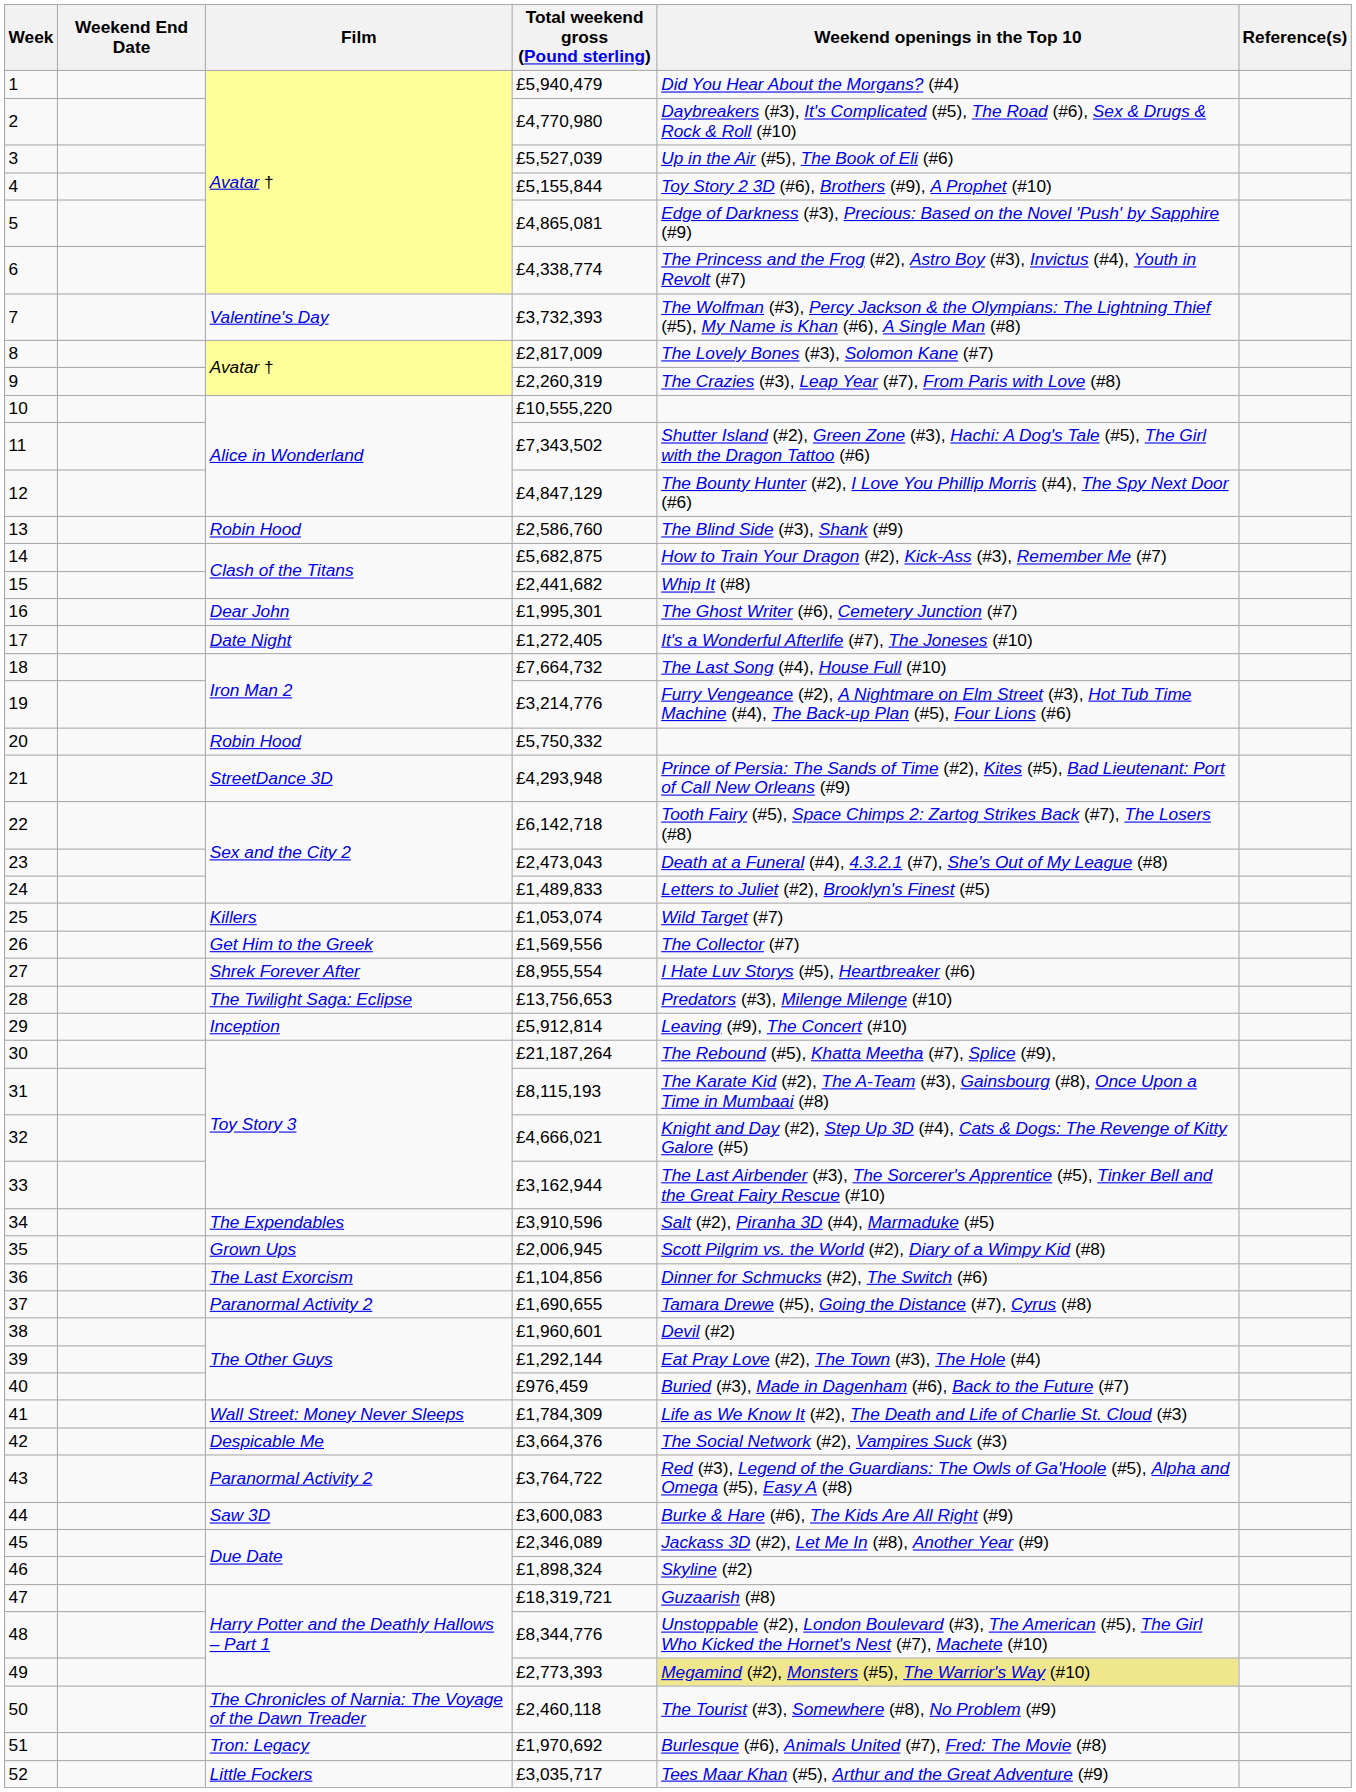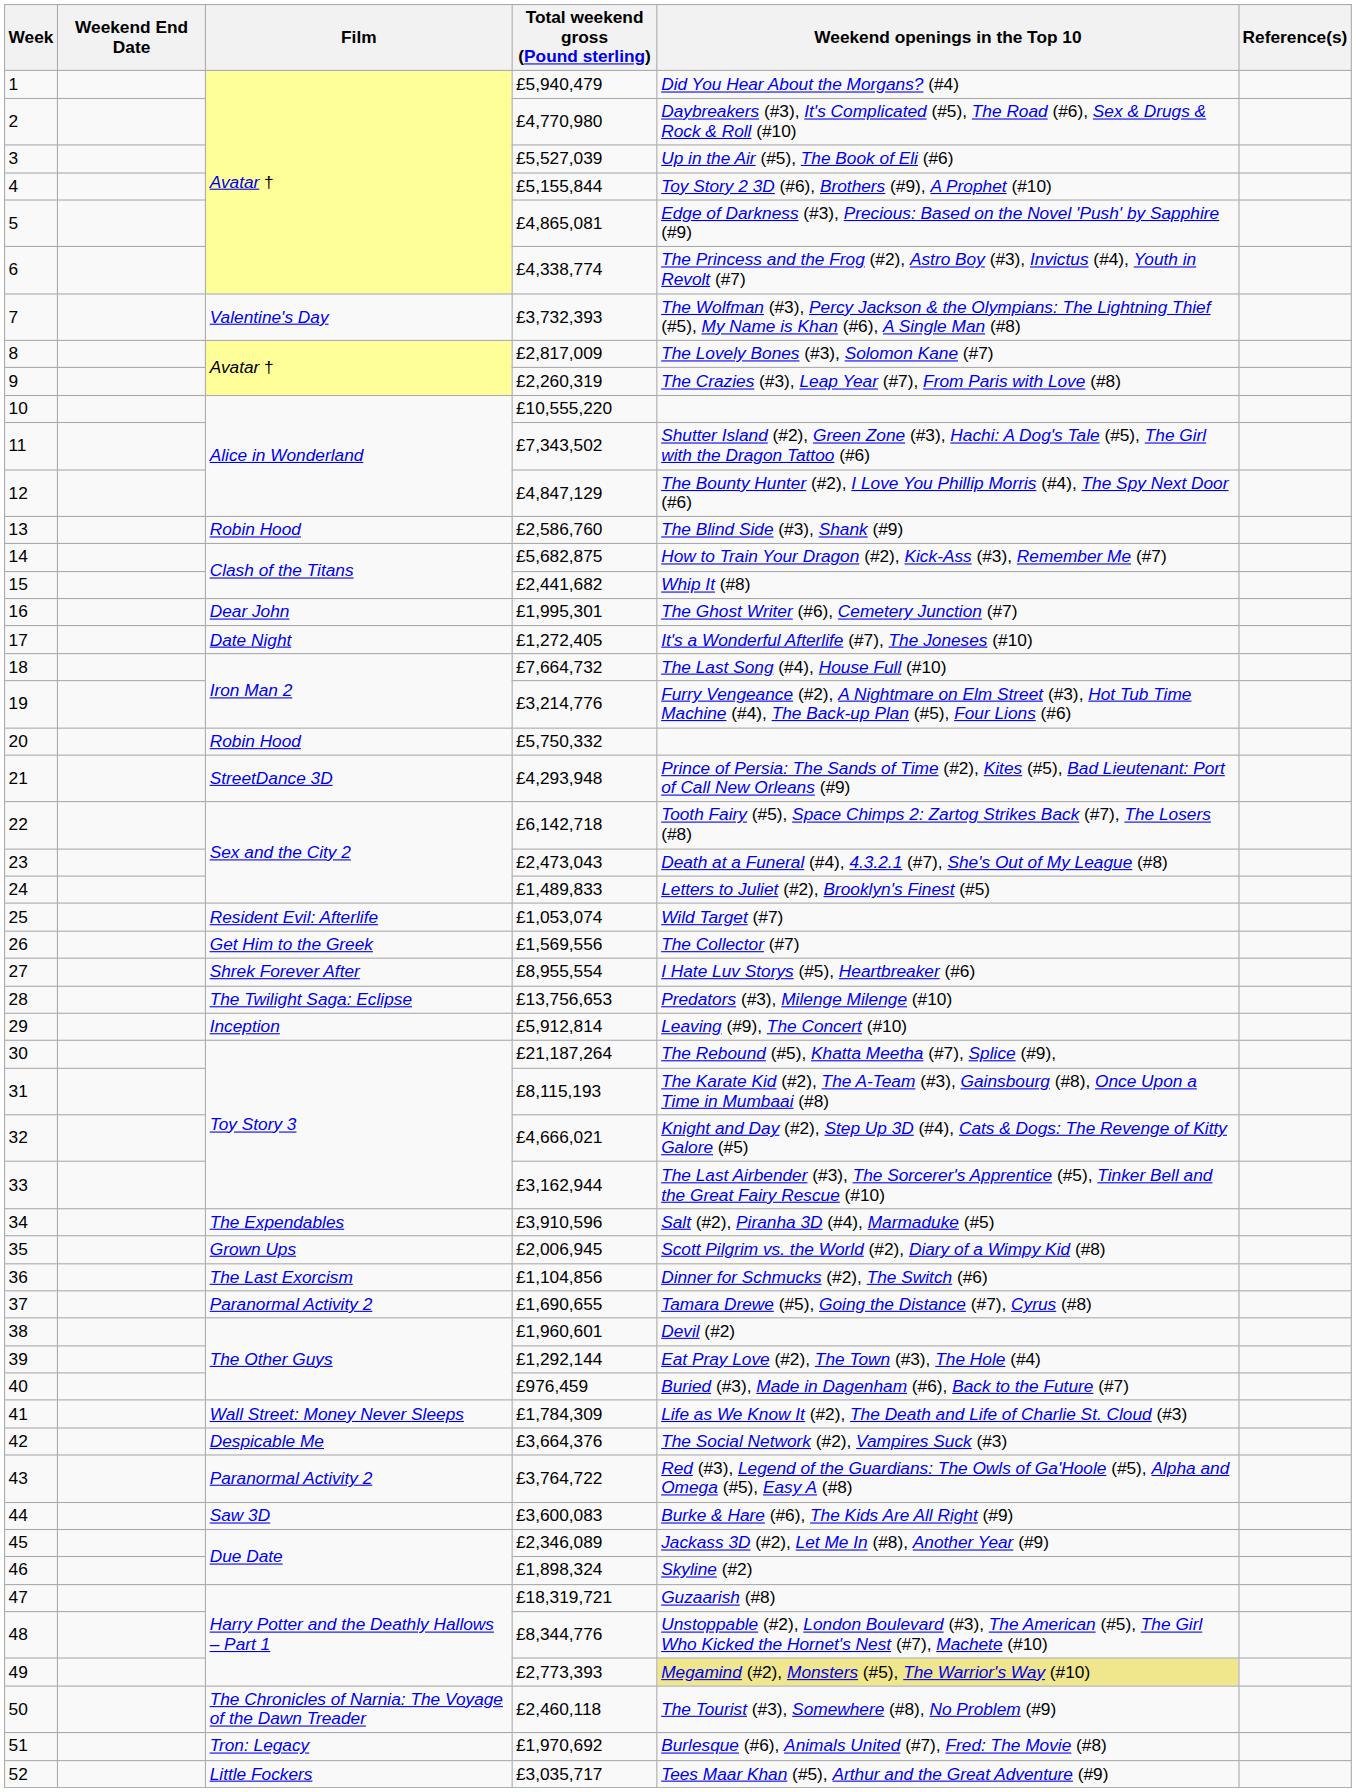(233, 917) Killers -> (294, 917) Resident Evil: Afterlife
